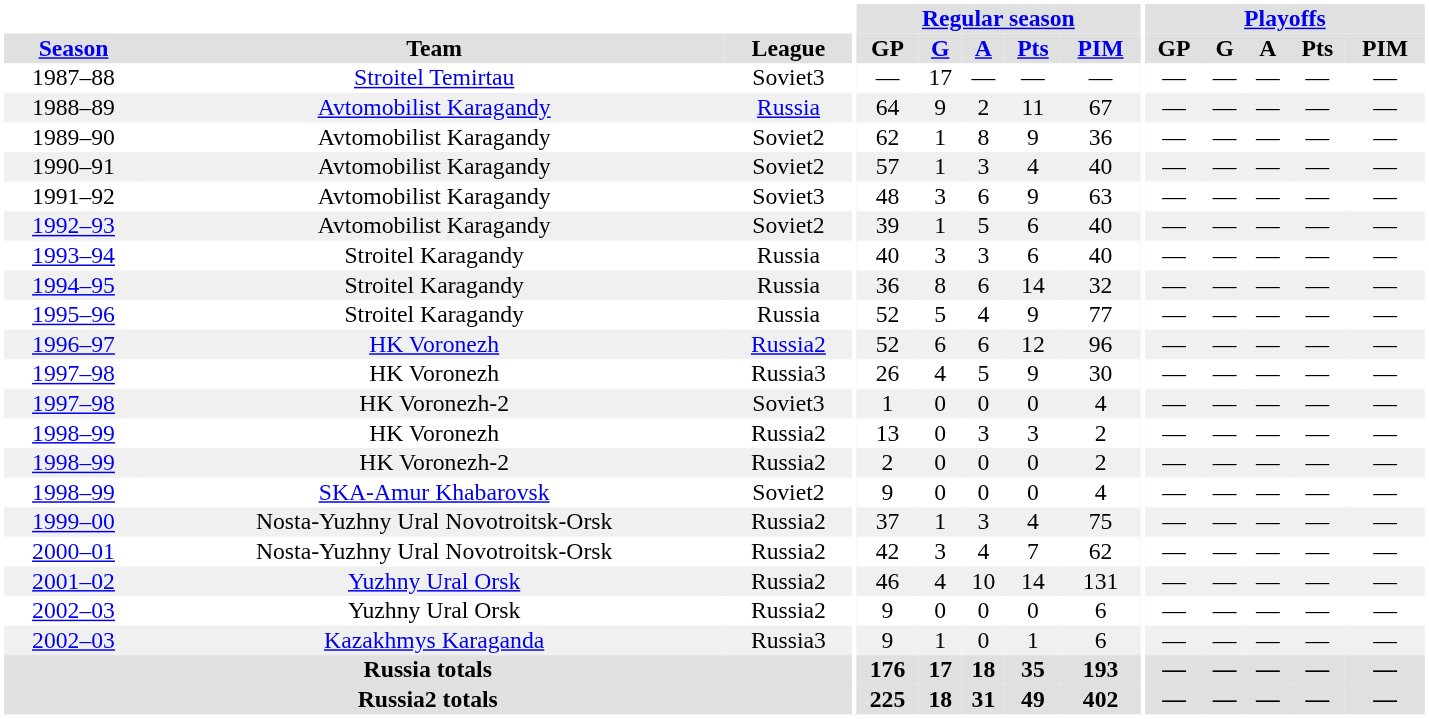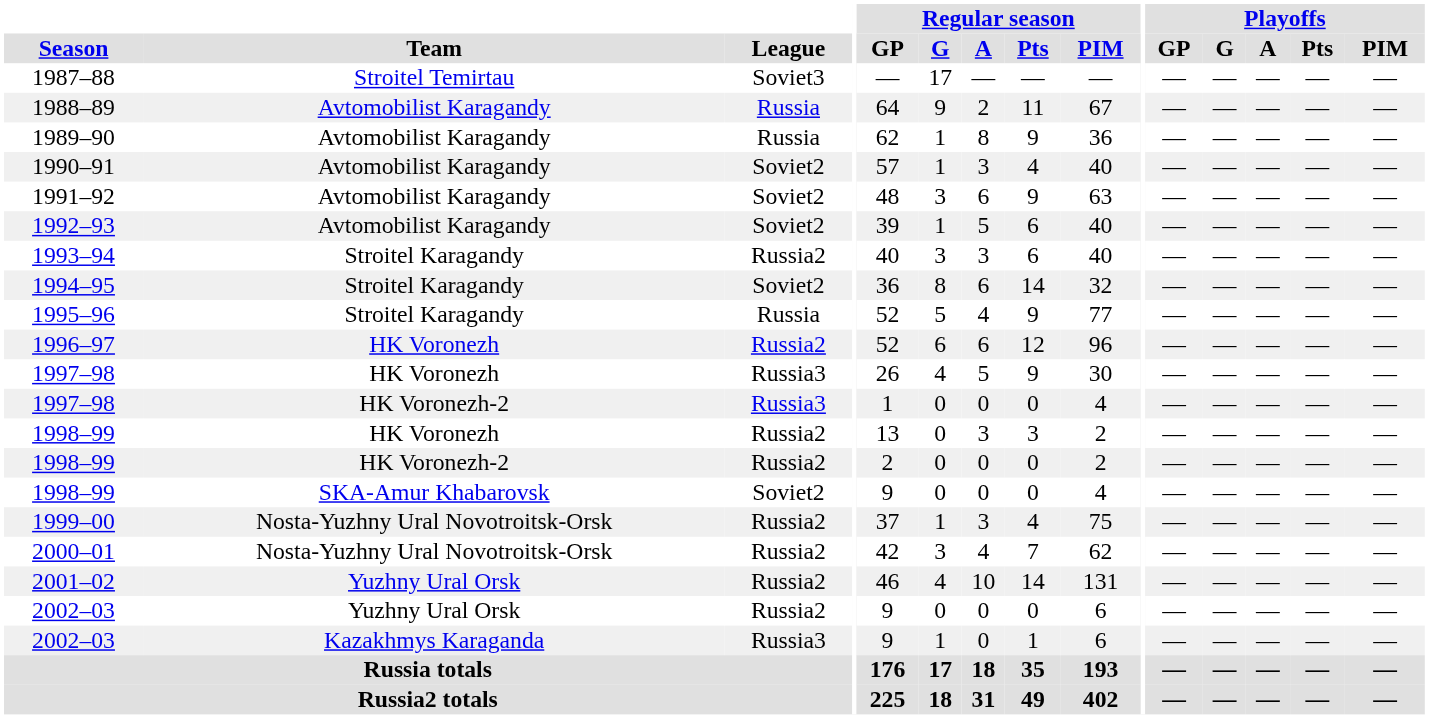(788, 136) Soviet2 -> (788, 136) Russia
(788, 196) Soviet3 -> (788, 196) Soviet2
(788, 255) Russia -> (788, 255) Russia2
(788, 284) Russia -> (788, 284) Soviet2
(788, 403) Soviet3 -> (788, 403) Russia3
